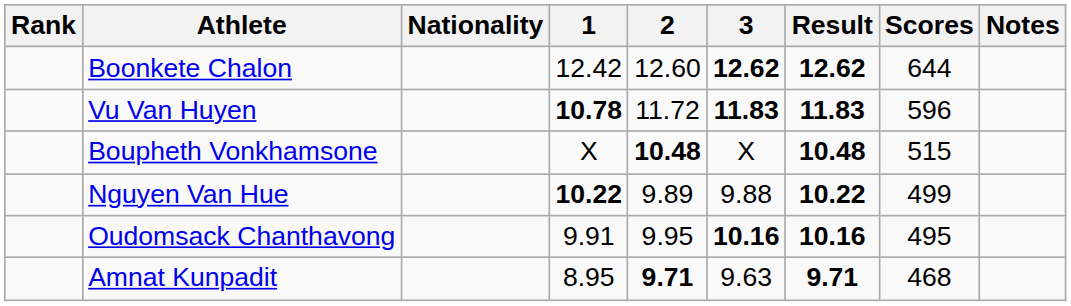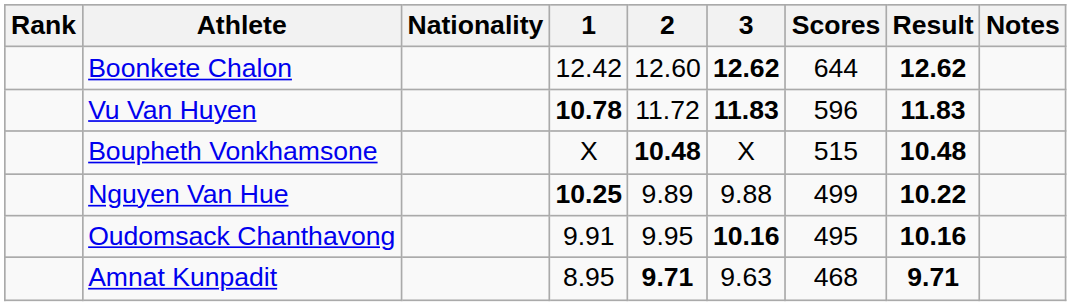columns swapped: (832, 25) <-> (929, 25)
(589, 194) 10.22 -> (589, 194) 10.25
